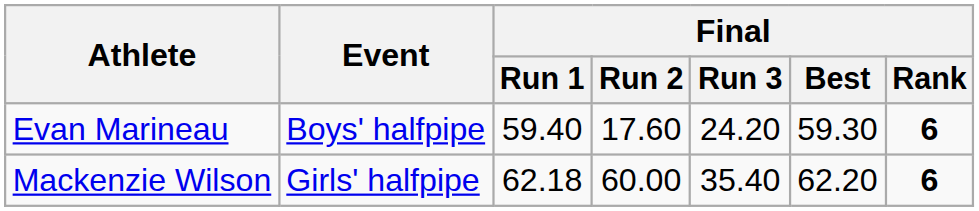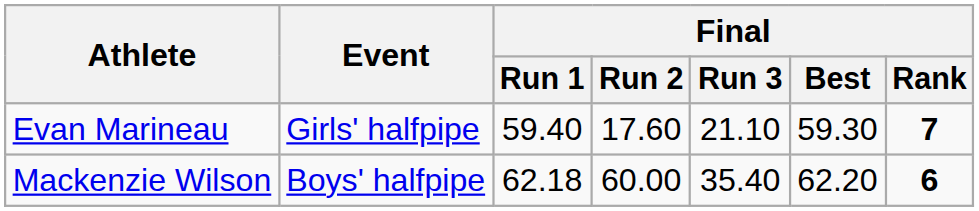(386, 129) Boys' halfpipe -> (383, 129) Girls' halfpipe
(740, 129) 24.20 -> (740, 129) 21.10
(930, 129) 6 -> (930, 129) 7
(383, 180) Girls' halfpipe -> (386, 180) Boys' halfpipe
